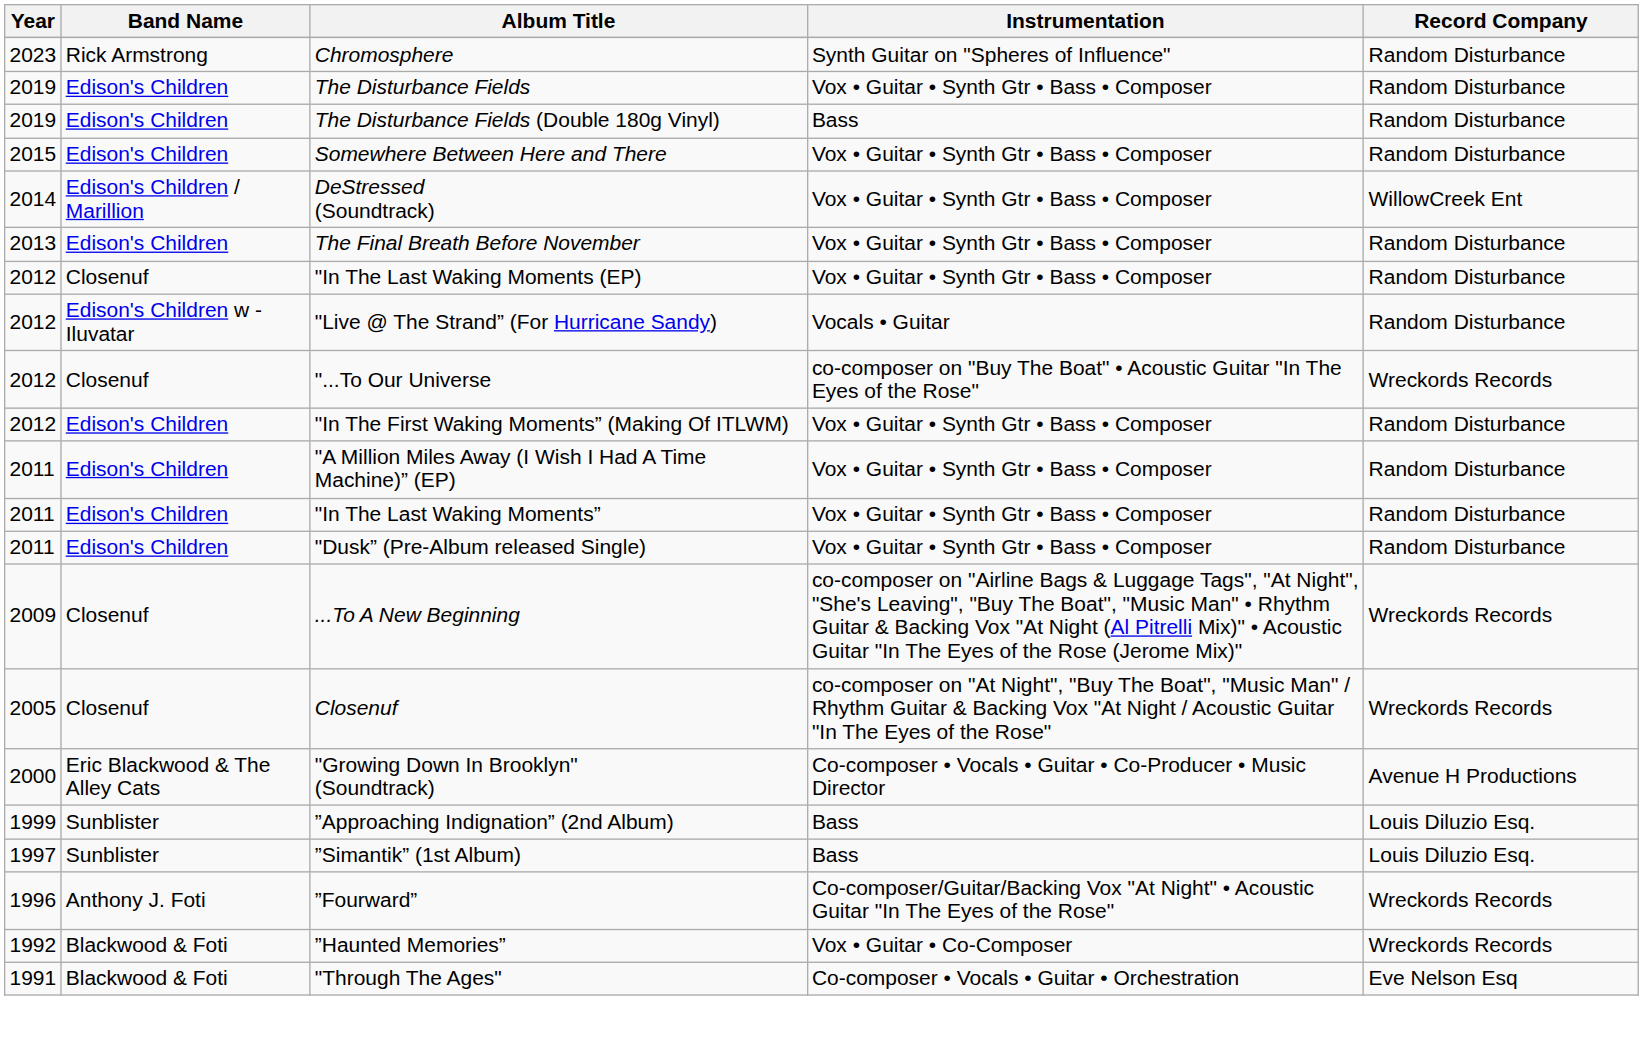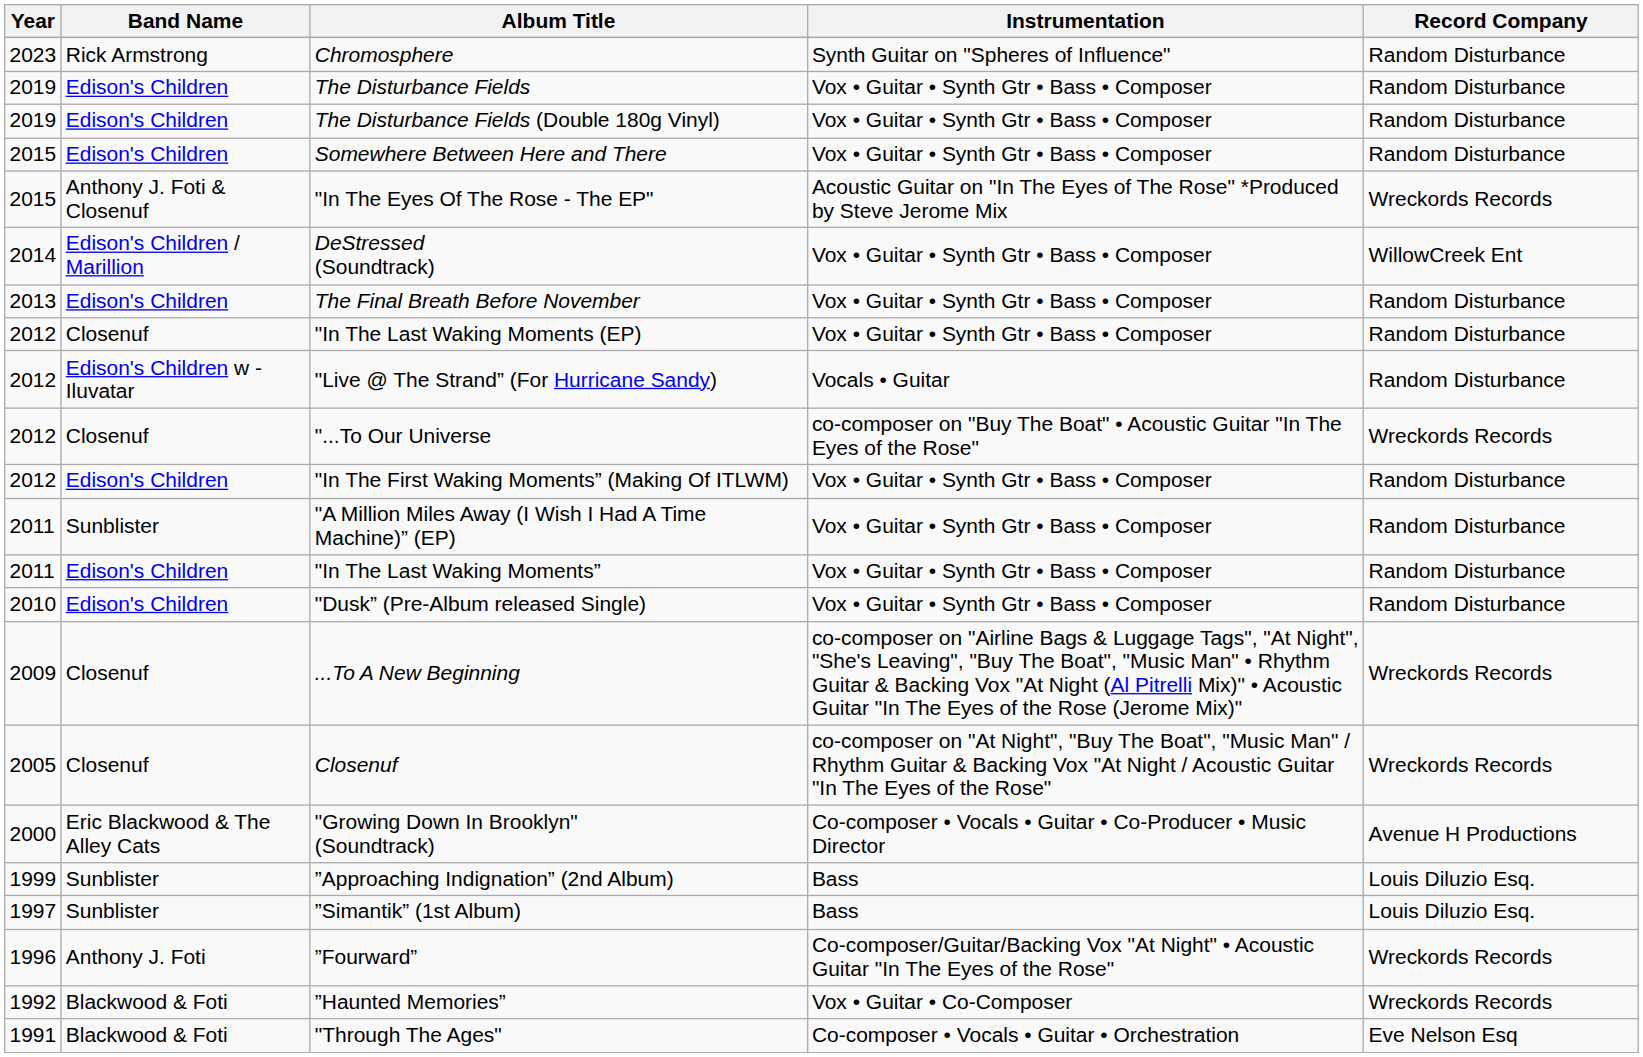(835, 120) Bass -> (1012, 120) Vox • Guitar • Synth Gtr • Bass • Composer
+ row: (484, 199)
(147, 469) Edison's Children -> (112, 526) Sunblister
(32, 547) 2011 -> (33, 604) 2010
